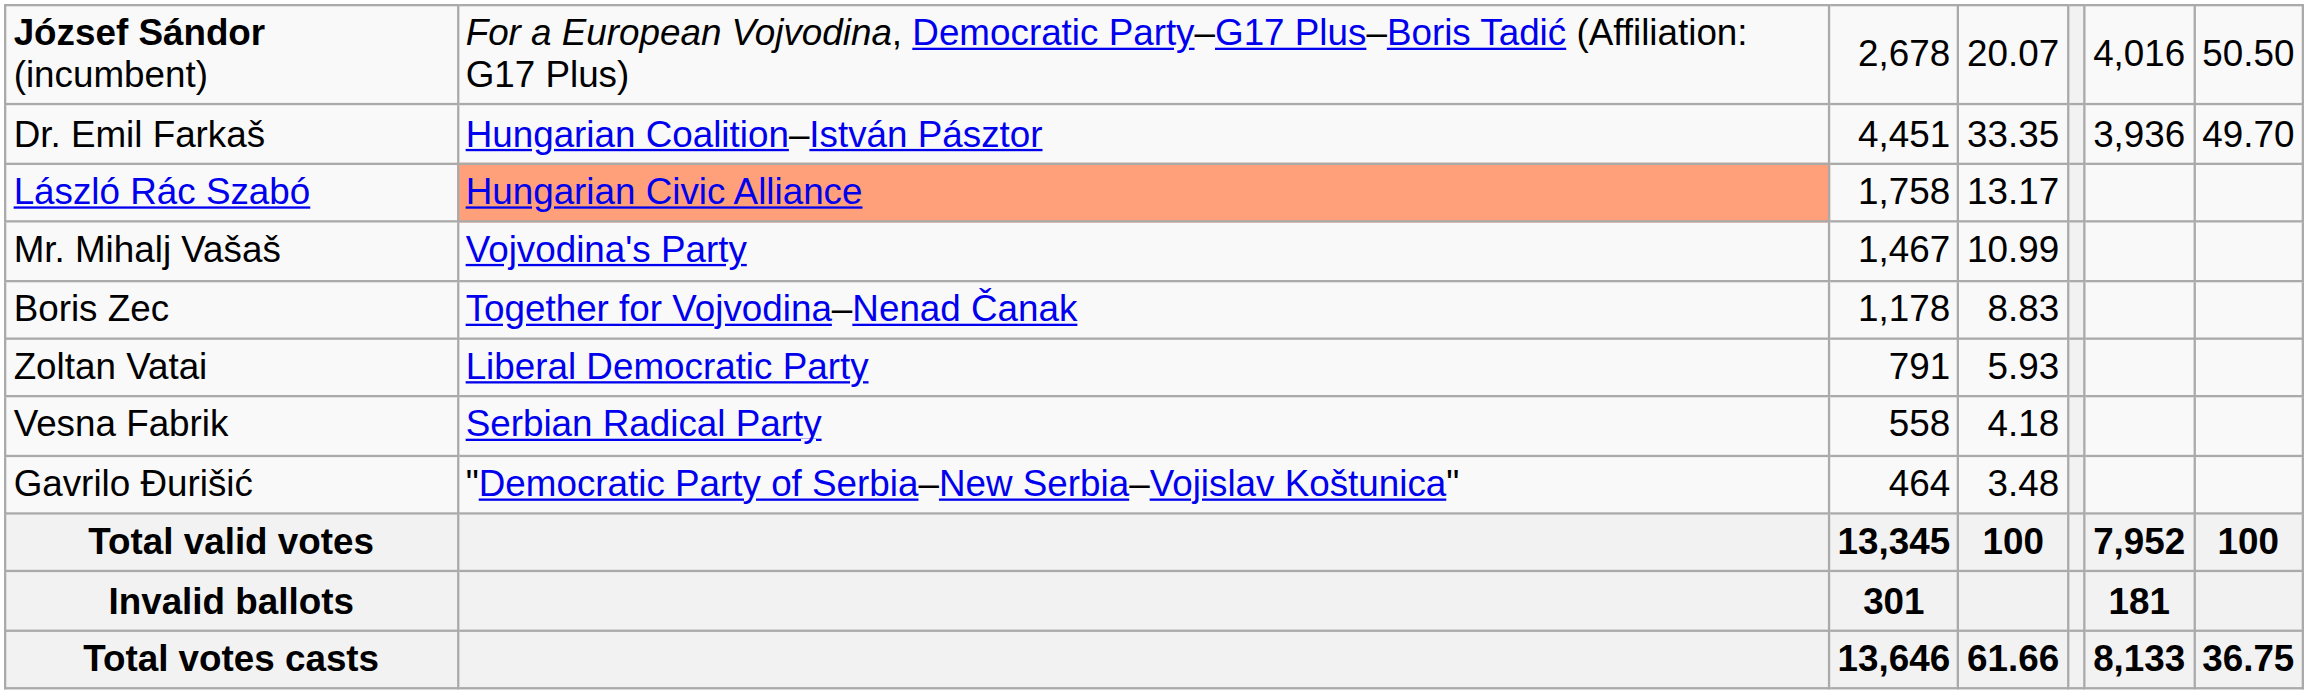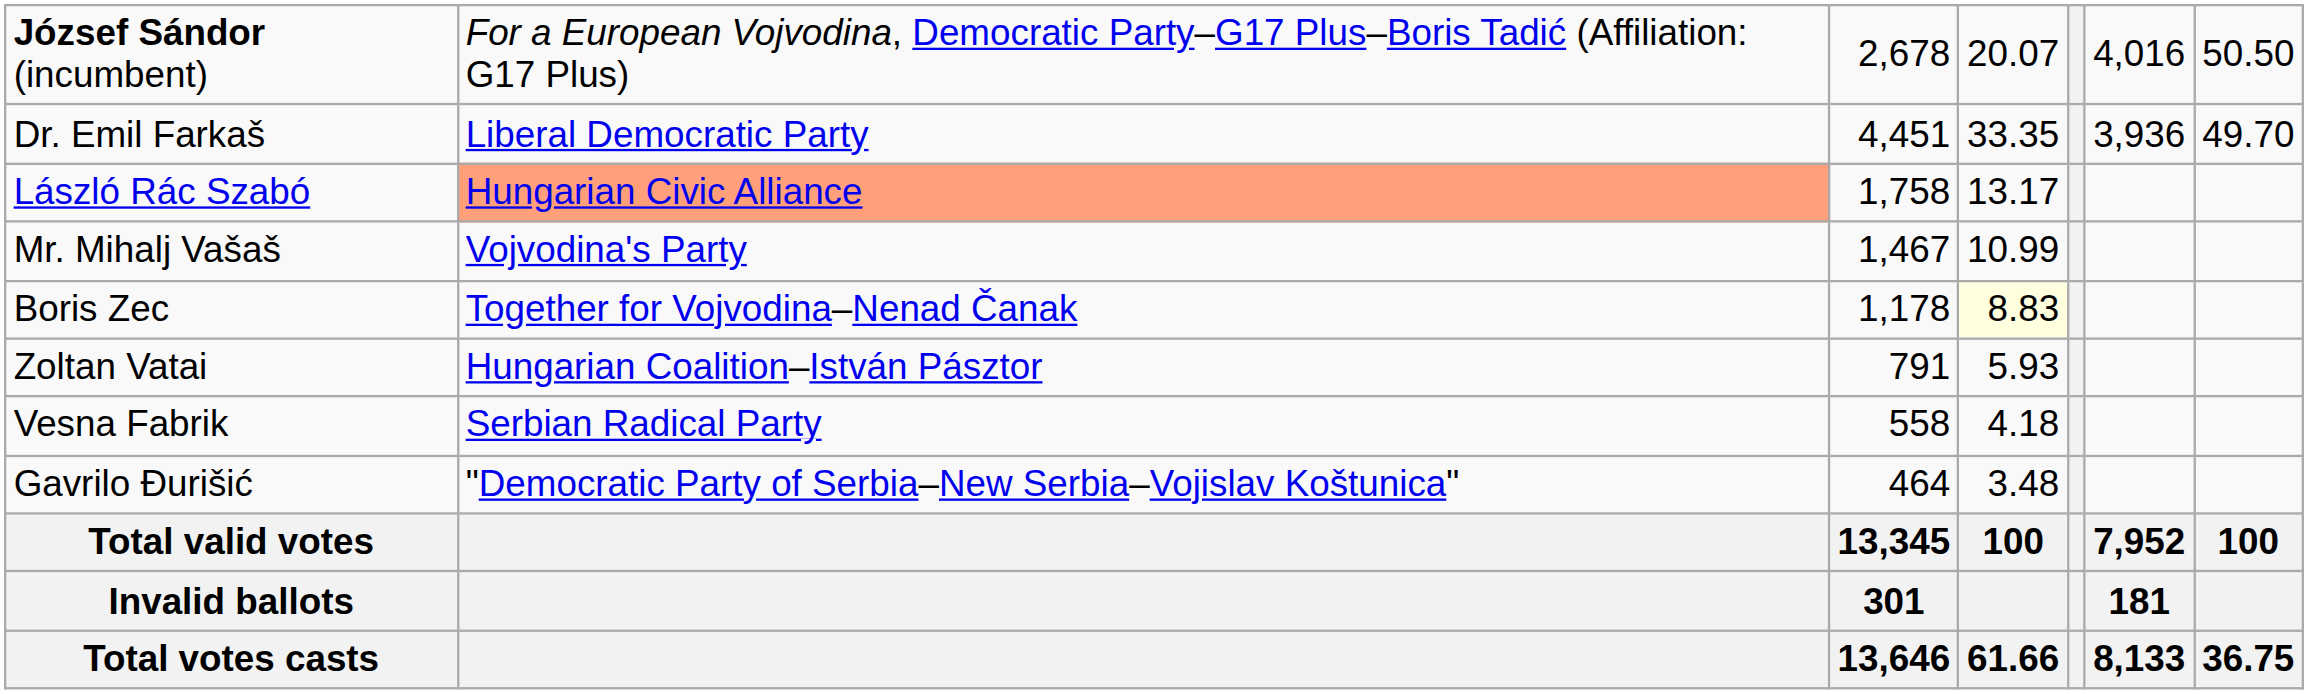(754, 133) Hungarian Coalition–István Pásztor -> (667, 133) Liberal Democratic Party
(2023, 308) no background -> (2023, 308) lightyellow background
(667, 366) Liberal Democratic Party -> (754, 366) Hungarian Coalition–István Pásztor
